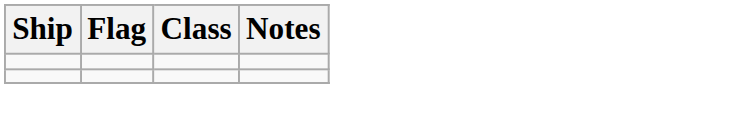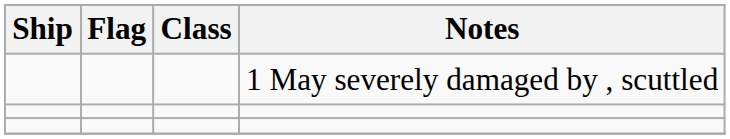+ row: (43, 79)
